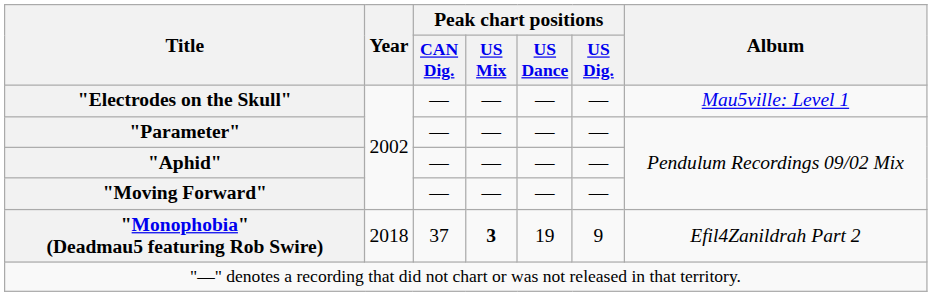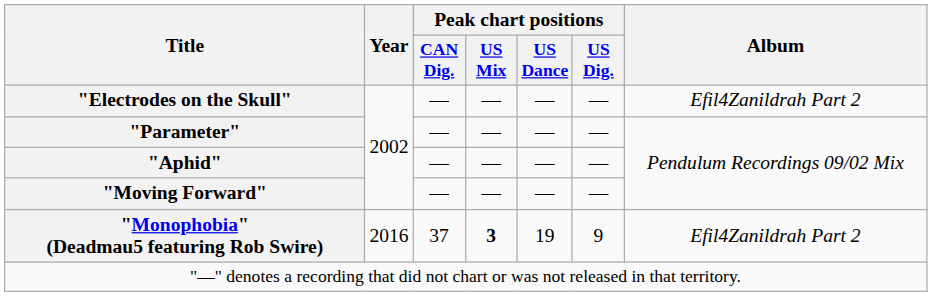(775, 100) Mau5ville: Level 1 -> (775, 100) Efil4Zanildrah Part 2
(389, 235) 2018 -> (389, 235) 2016
